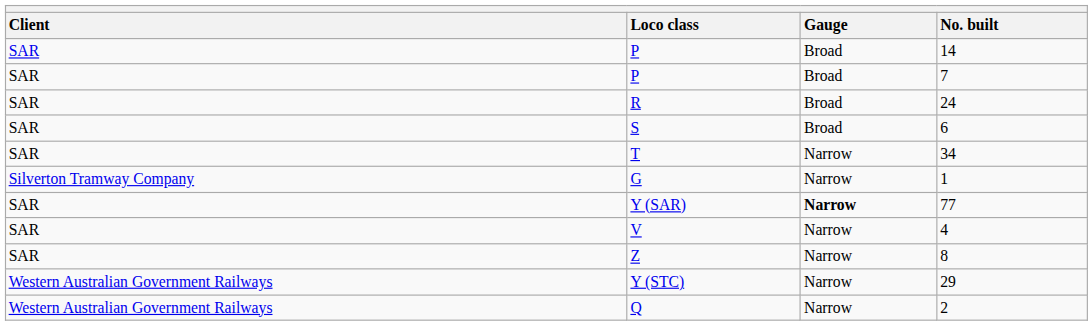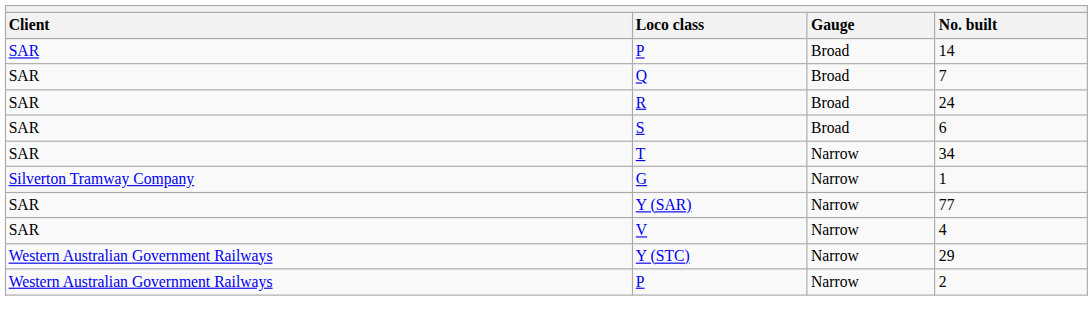(635, 76) P -> (641, 76) Q
(830, 204) bold -> (835, 204) normal
- row: (944, 256)
(636, 307) Q -> (640, 281) P
